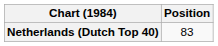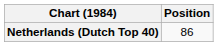(187, 32) 83 -> (187, 32) 86
